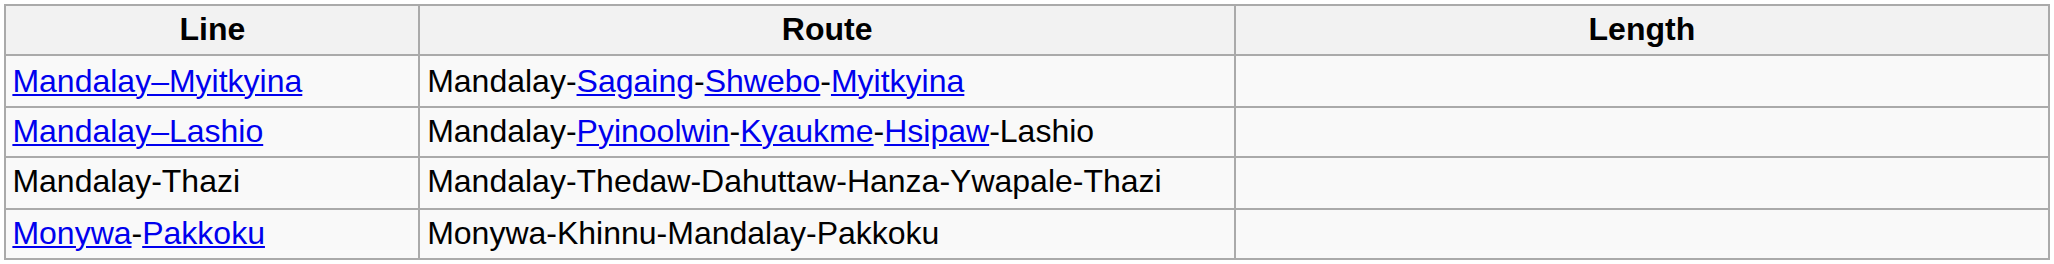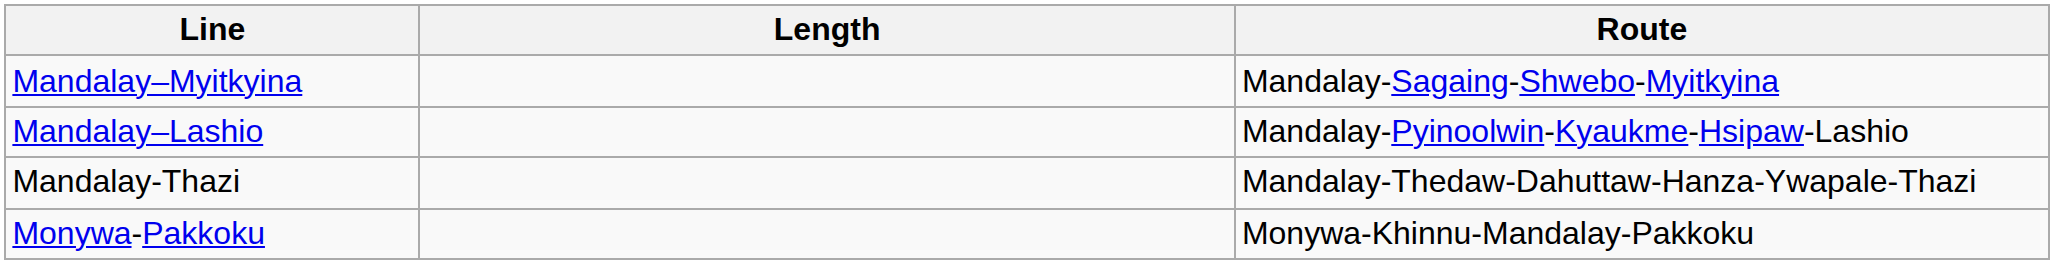columns swapped: (827, 29) <-> (1642, 29)
